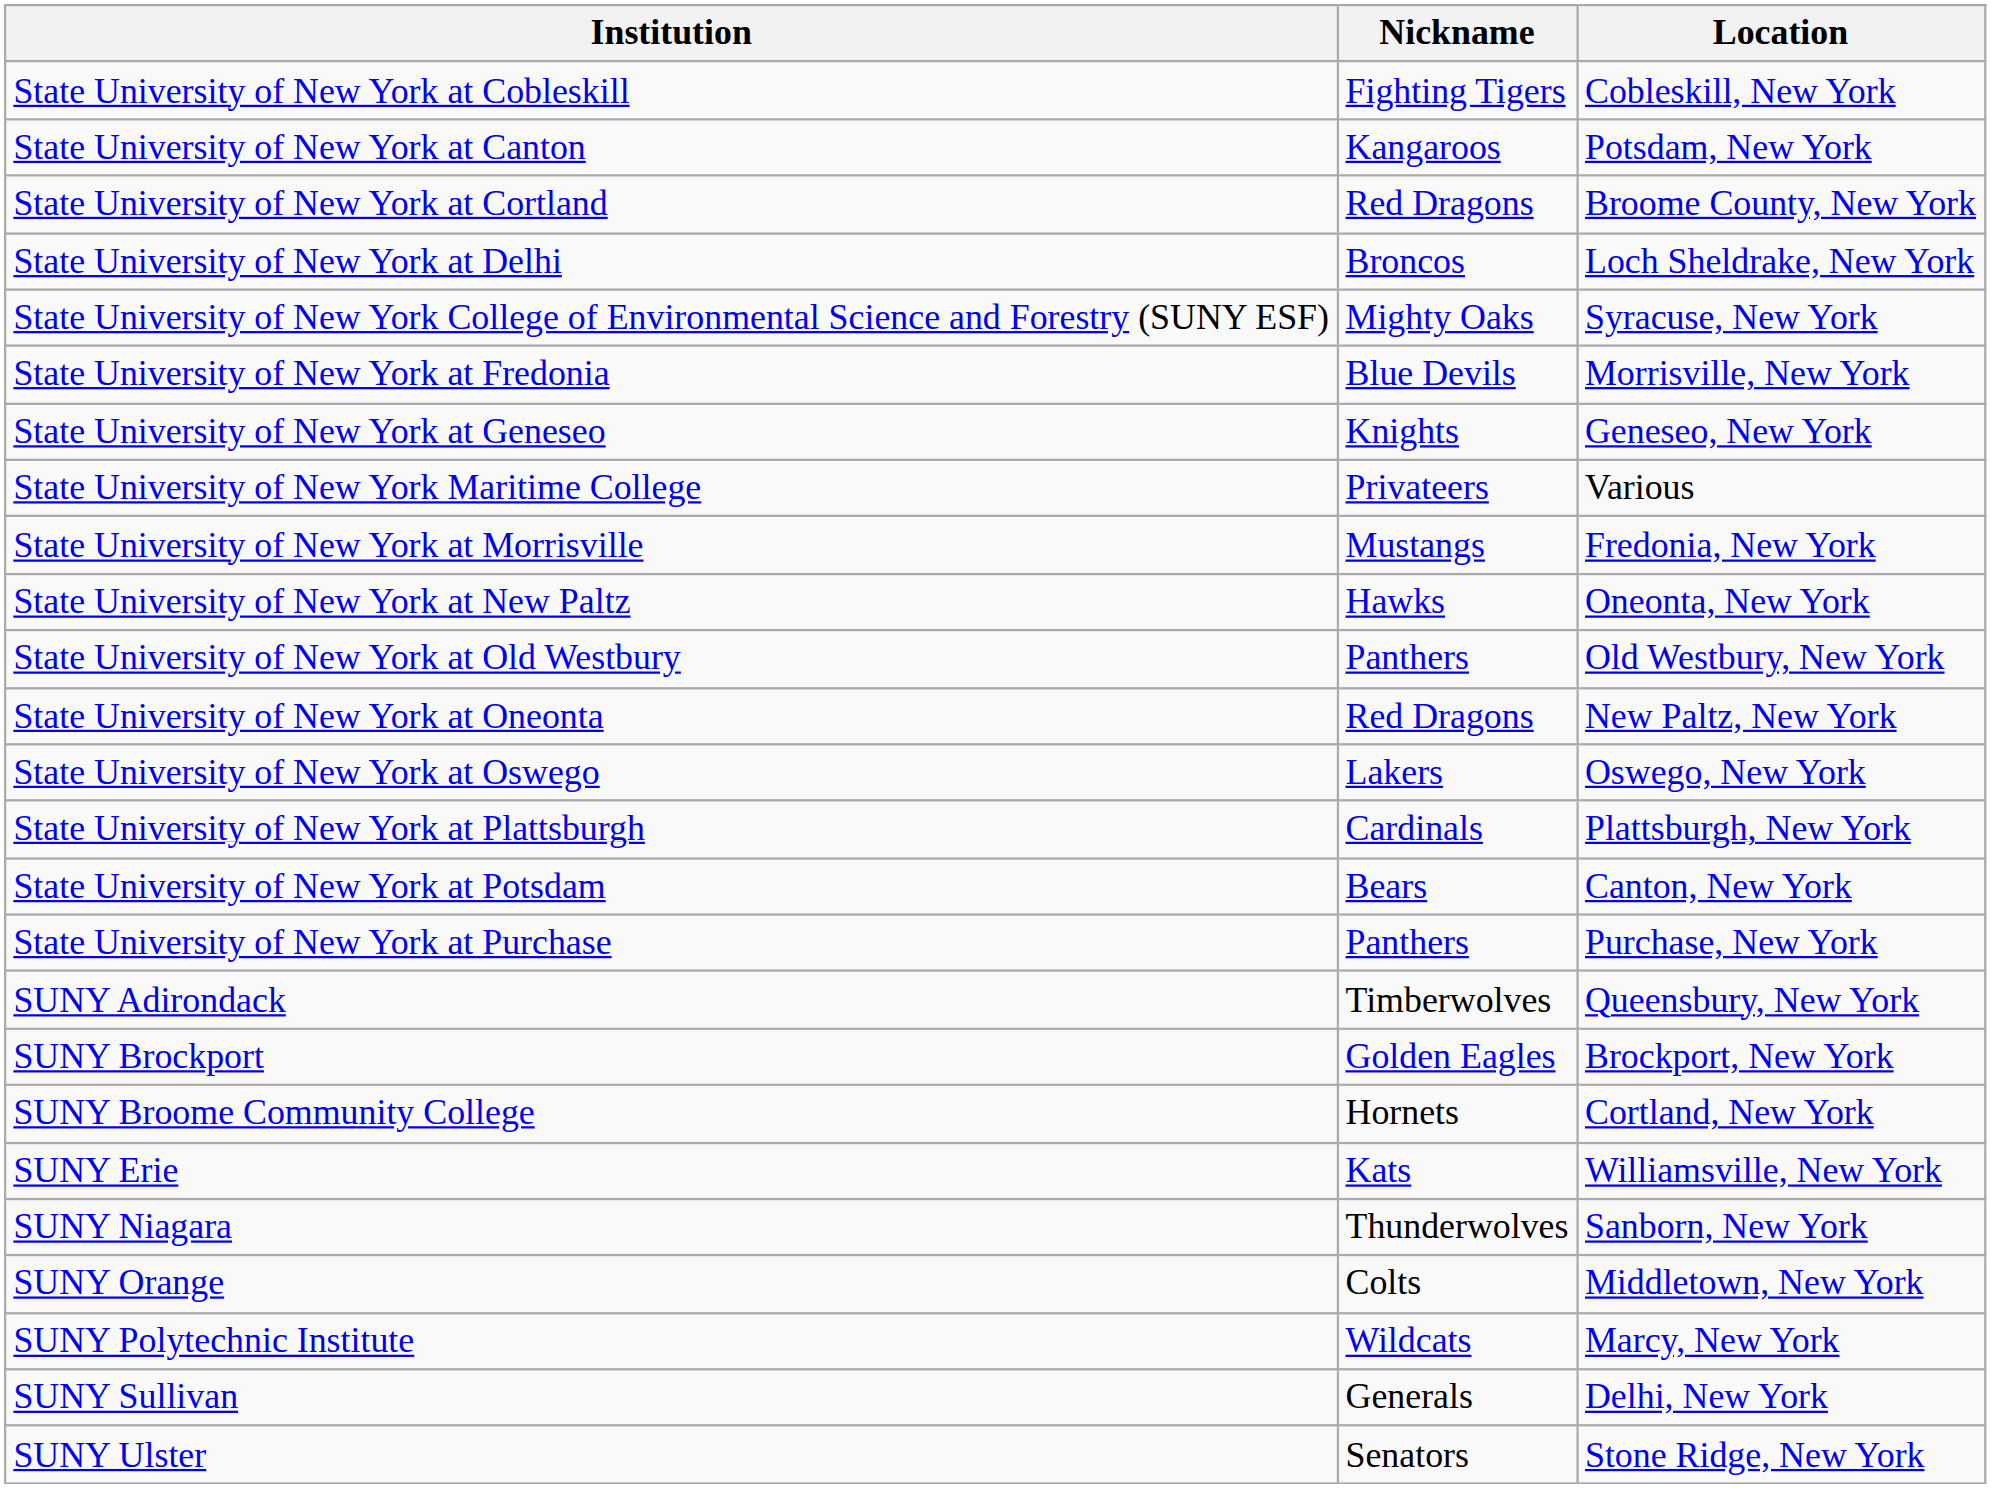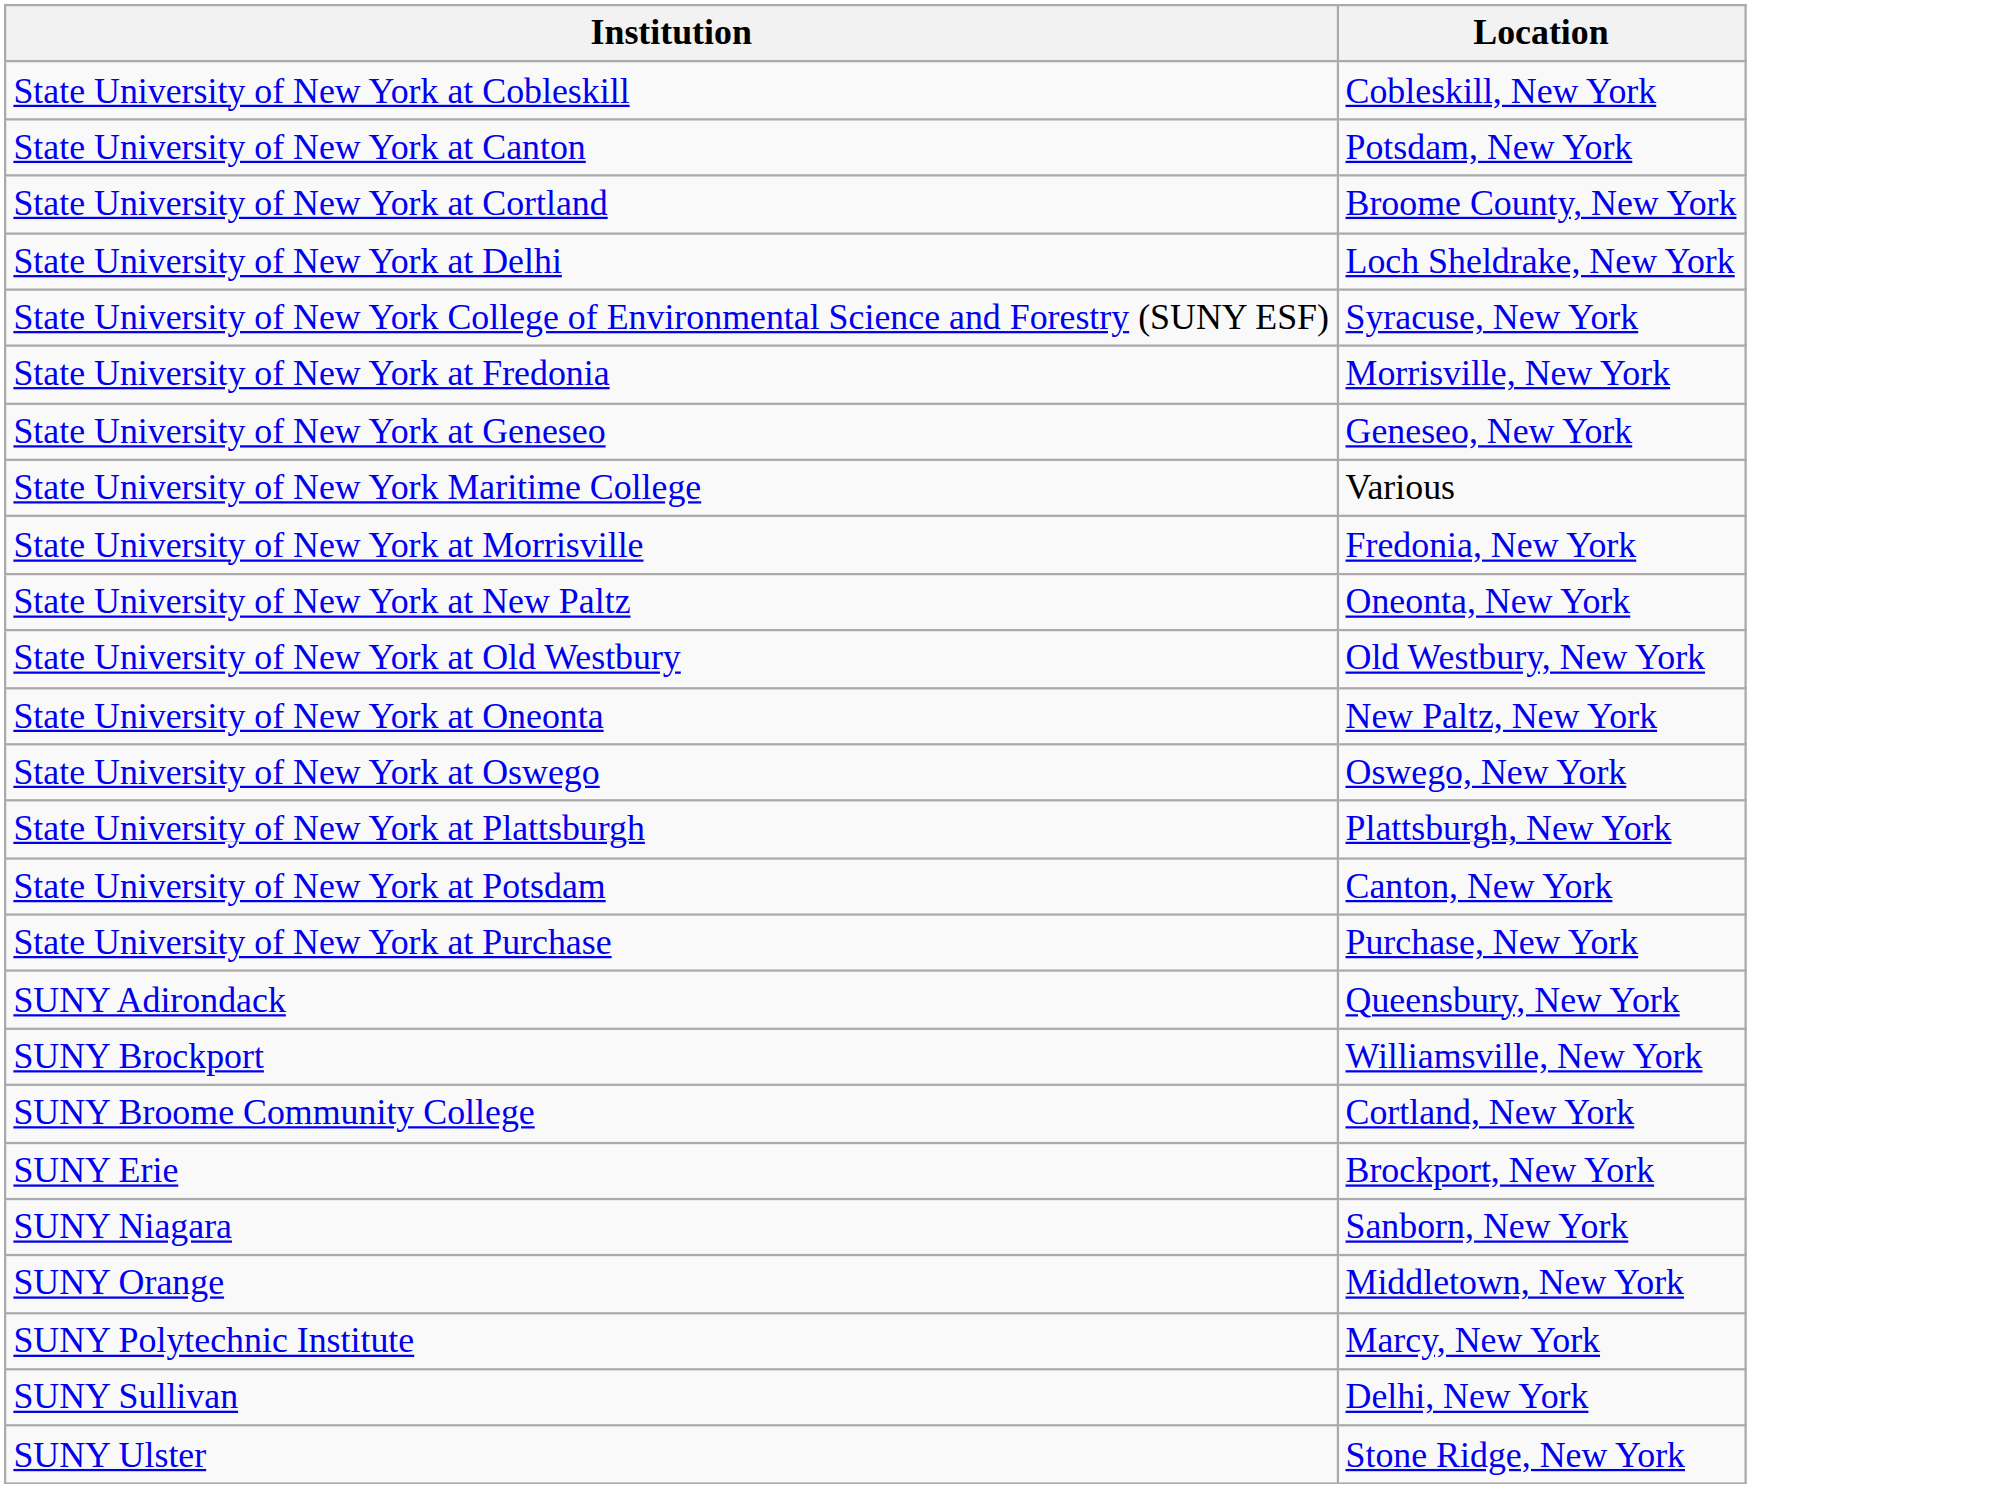- column: (1457, 32)
(1739, 1056) Brockport, New York -> (1524, 1056) Williamsville, New York
(1763, 1169) Williamsville, New York -> (1500, 1169) Brockport, New York
